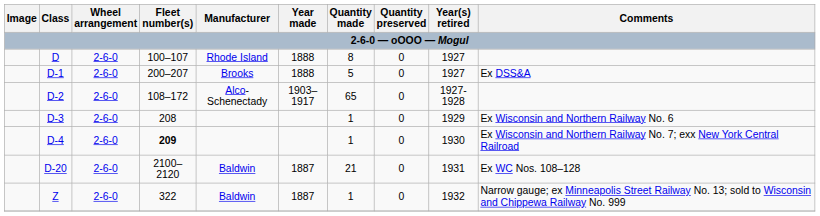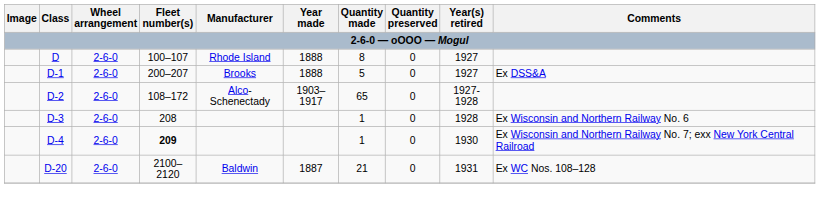(453, 118) 1929 -> (467, 118) 1928
- row: (55, 197)
